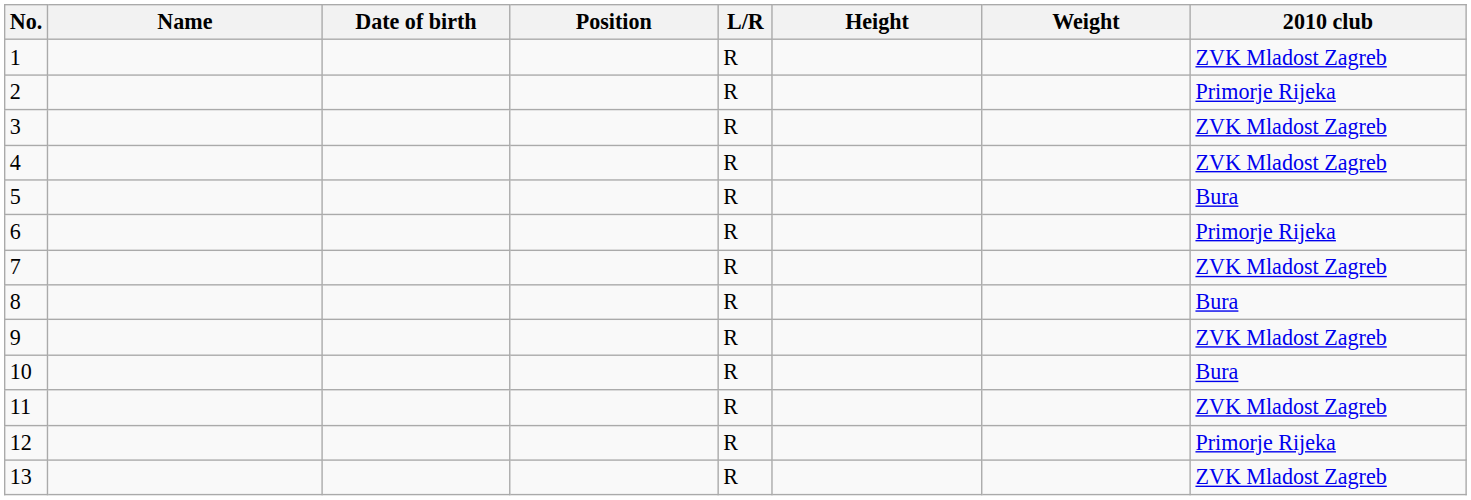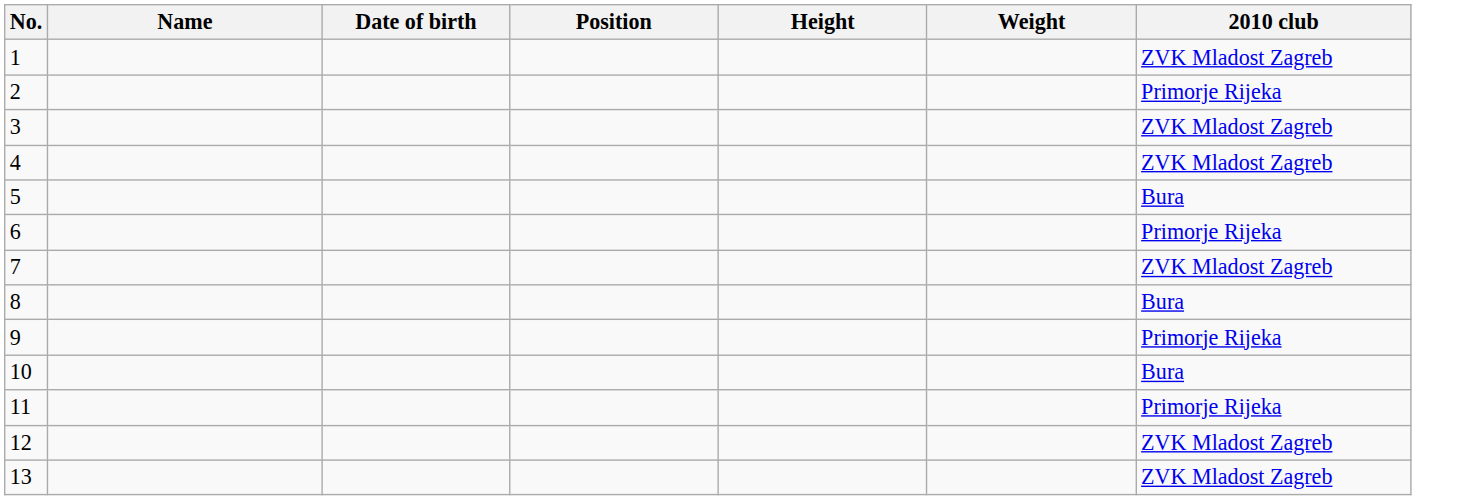- column: (745, 22)
(1291, 337) ZVK Mladost Zagreb -> (1211, 337) Primorje Rijeka
(1291, 407) ZVK Mladost Zagreb -> (1211, 407) Primorje Rijeka
(1266, 442) Primorje Rijeka -> (1237, 442) ZVK Mladost Zagreb
